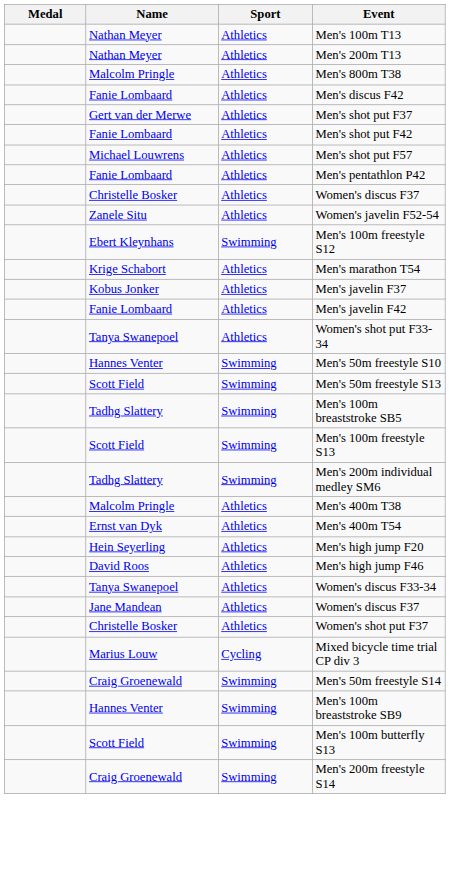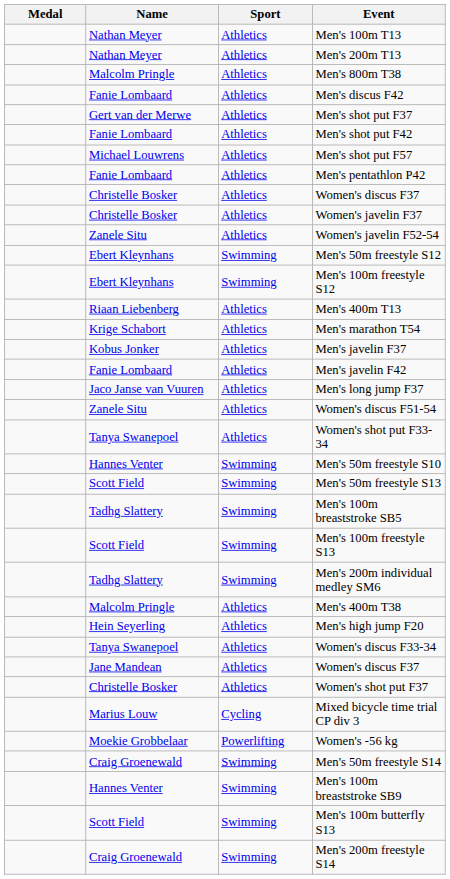+ row: (133, 214)
+ row: (131, 255)
+ row: (134, 309)
+ row: (146, 389)
+ row: (118, 409)
- row: (125, 526)
- row: (119, 566)
+ row: (138, 741)
